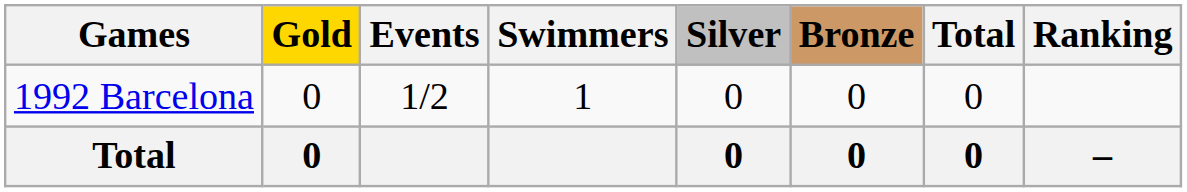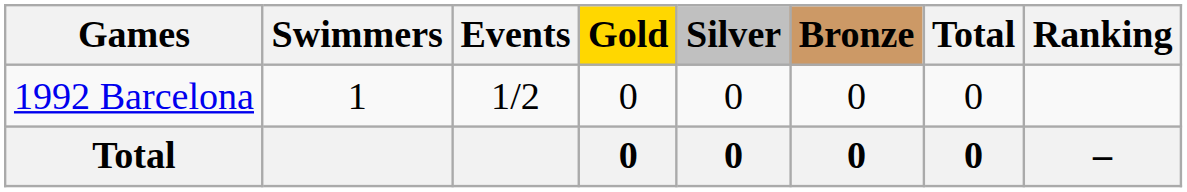columns swapped: (583, 34) <-> (312, 34)
